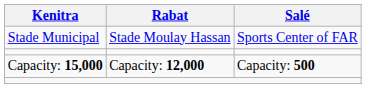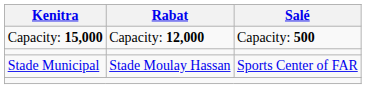rows swapped: (53, 37) <-> (55, 66)
